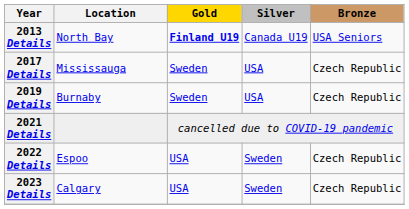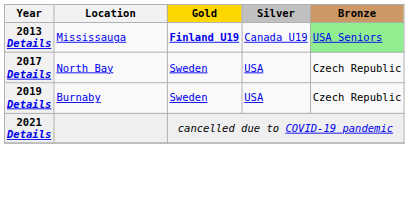(85, 37) North Bay -> (91, 37) Mississauga
(348, 37) no background -> (348, 37) lightgreen background
(91, 67) Mississauga -> (85, 67) North Bay
- row: (29, 158)
- row: (29, 188)
